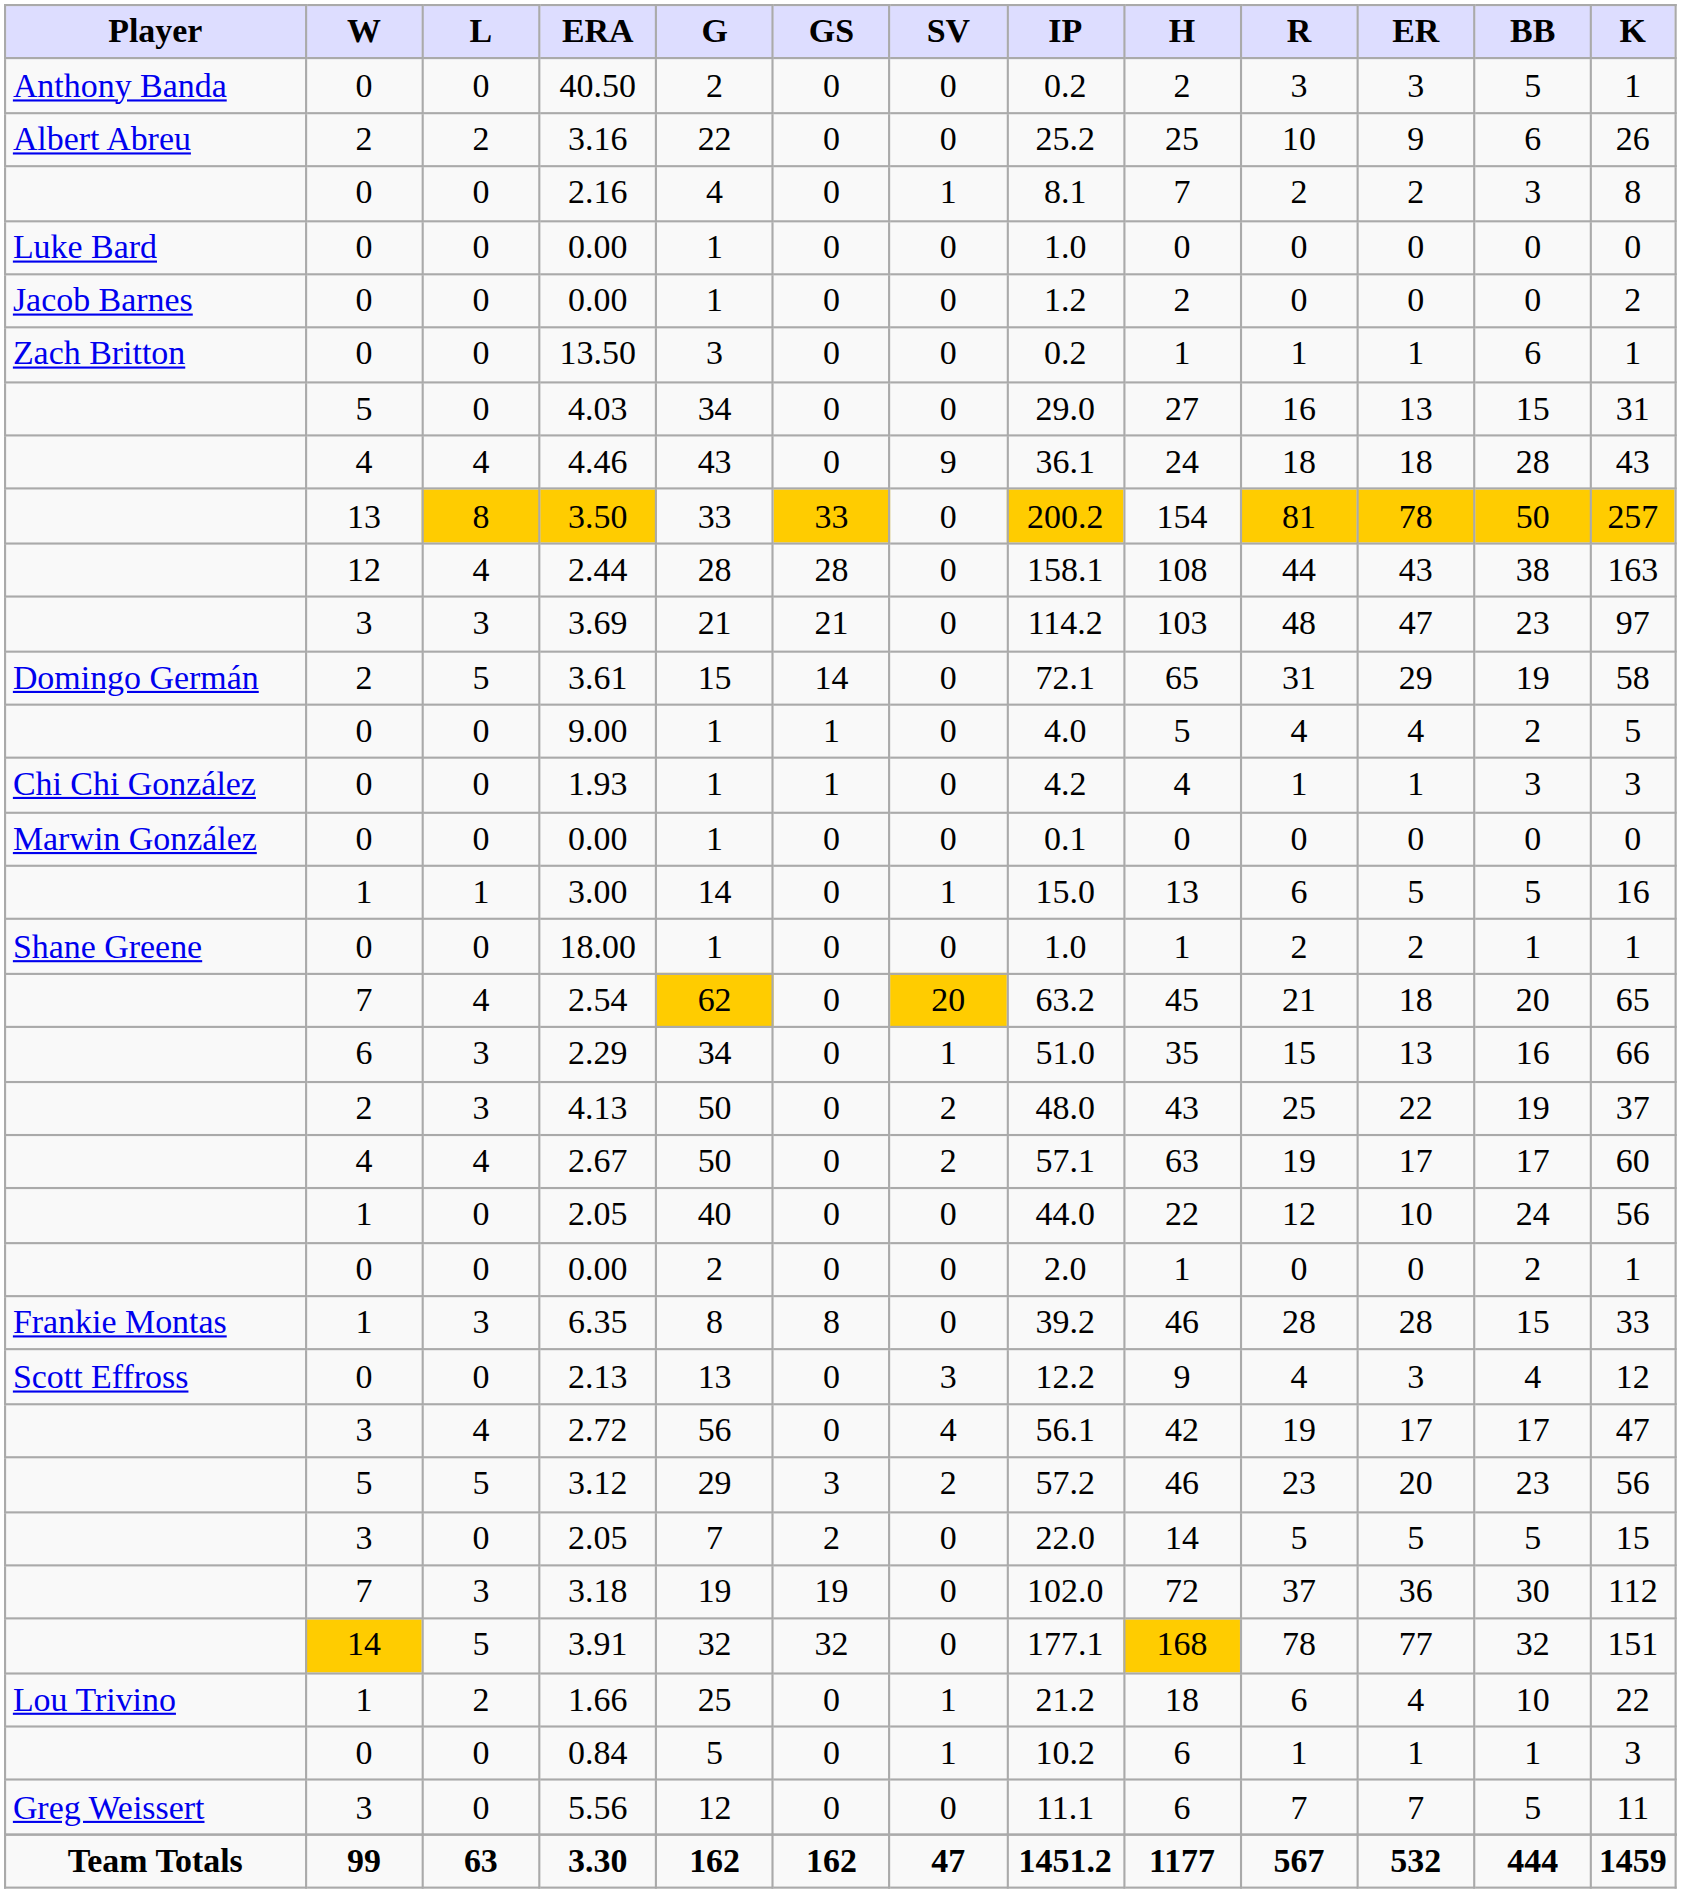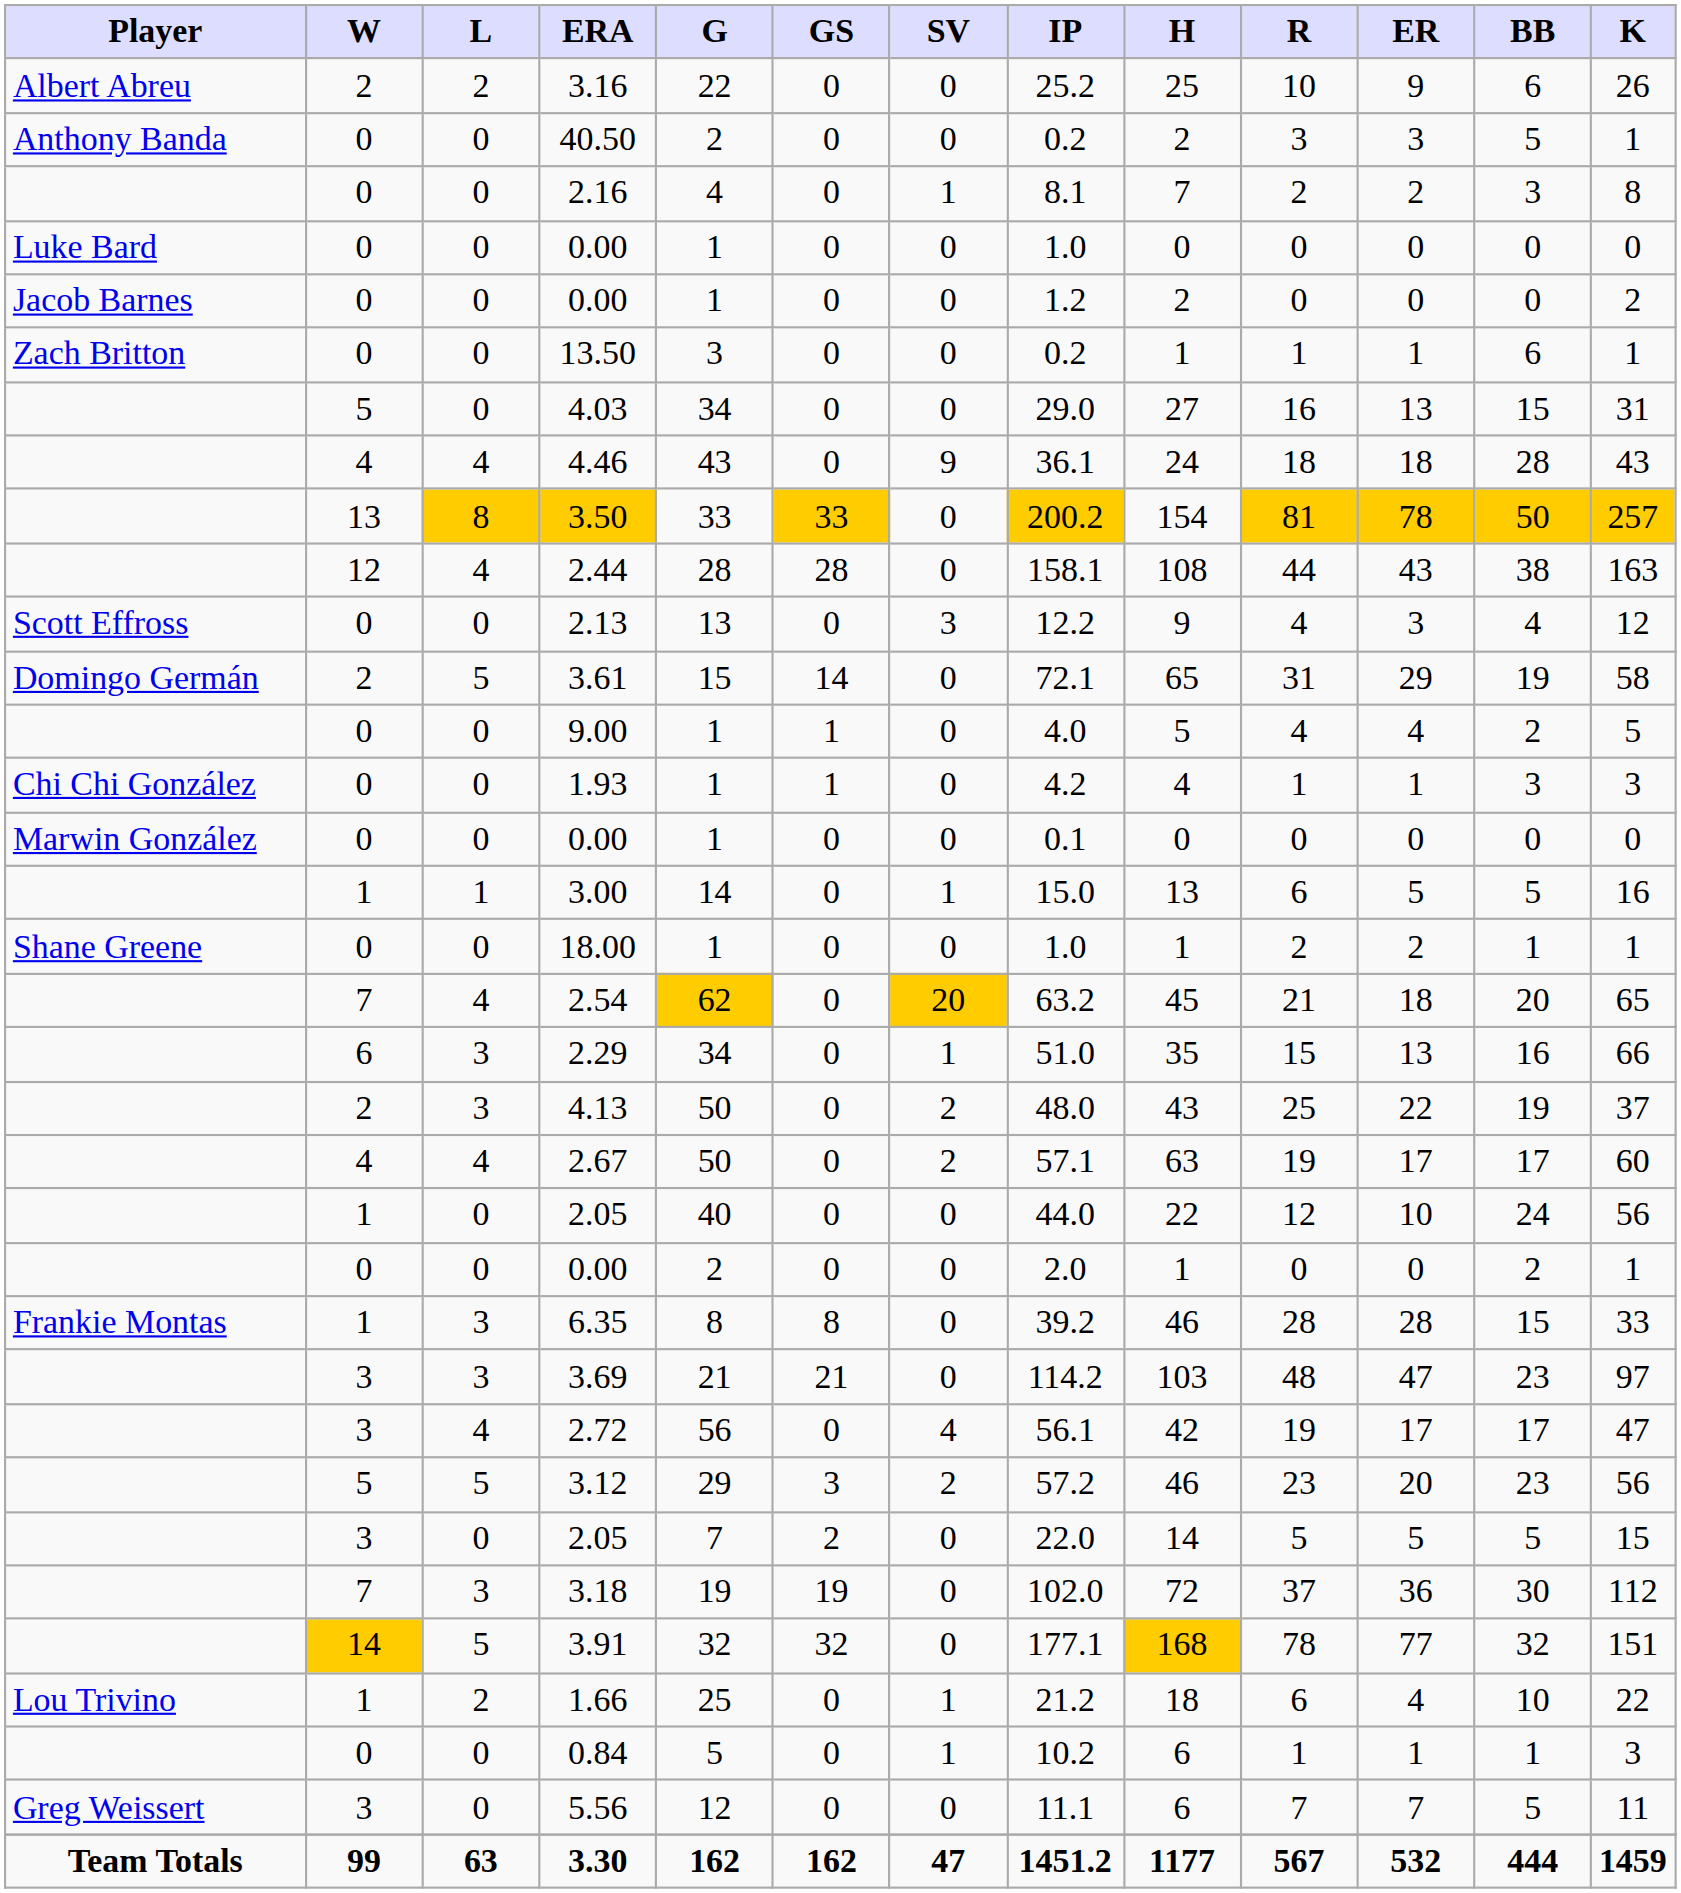rows swapped: (102, 138) <-> (120, 85)
rows swapped: (101, 1376) <-> (155, 624)
